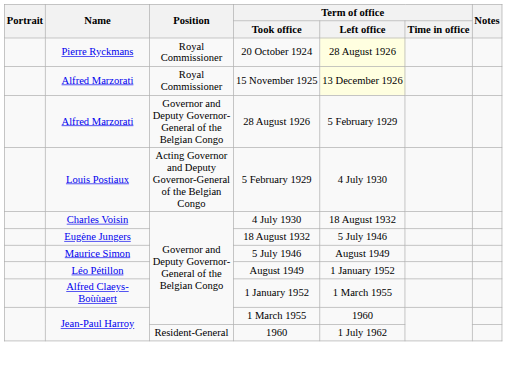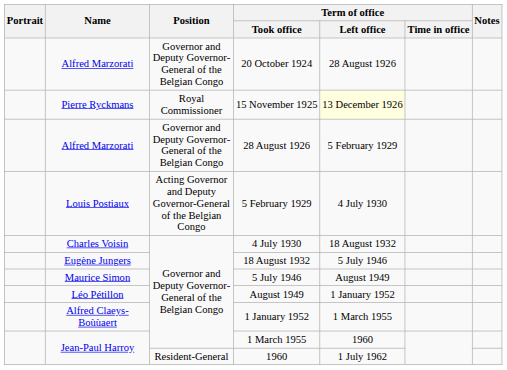(97, 52) Pierre Ryckmans -> (97, 64) Alfred Marzorati
(191, 52) Royal Commissioner -> (191, 64) Governor and Deputy Governor-General of the Belgian Congo
(362, 52) lightyellow background -> (362, 64) no background
(97, 80) Alfred Marzorati -> (97, 104) Pierre Ryckmans
